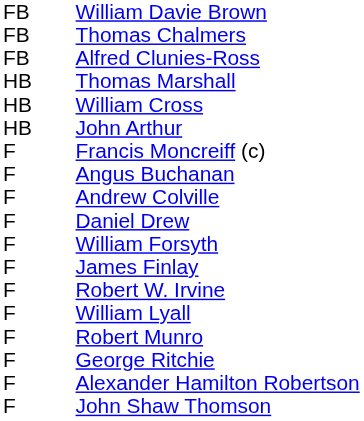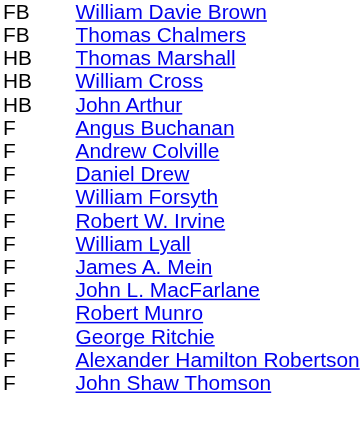- row: (168, 58)
- row: (170, 151)
- row: (137, 267)
+ row: (144, 267)
+ row: (168, 290)
